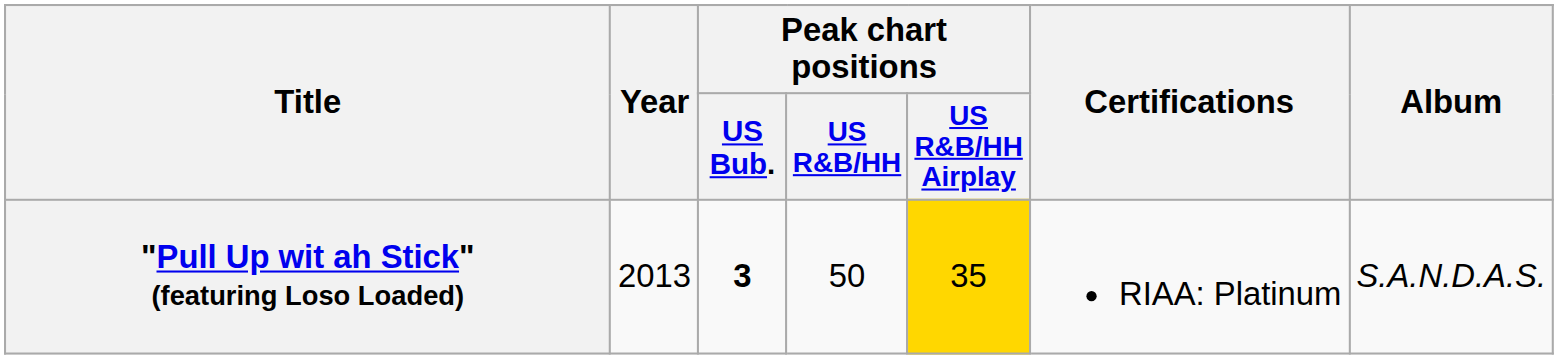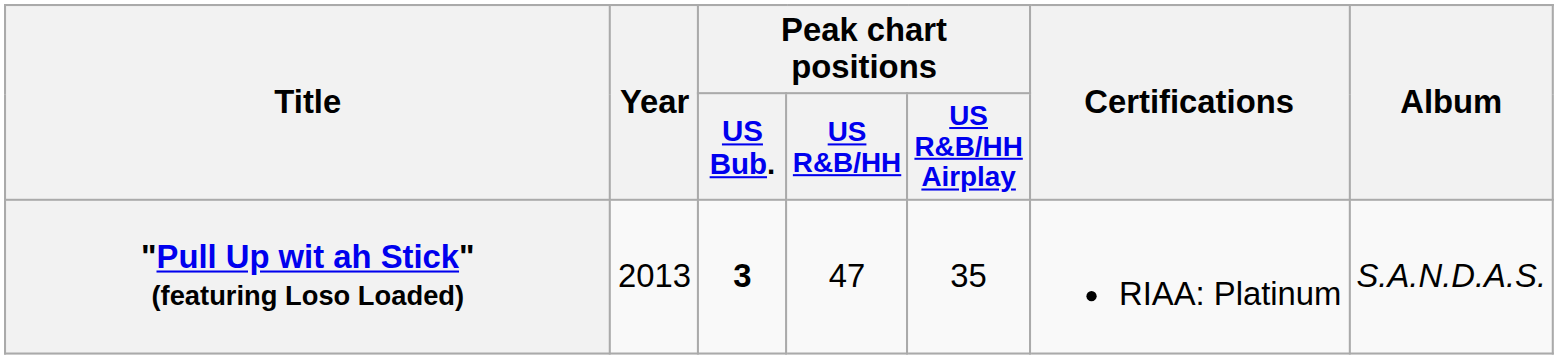(847, 276) 50 -> (847, 276) 47
(969, 276) gold background -> (969, 276) no background
